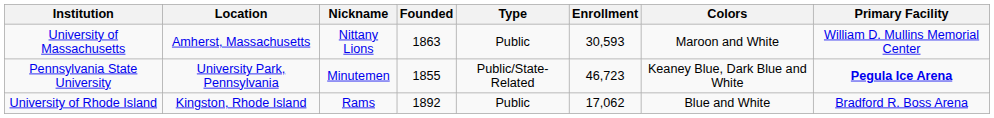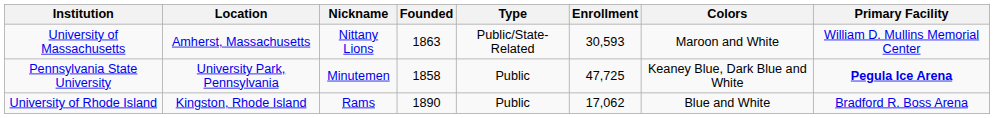(513, 41) Public -> (513, 41) Public/State-Related
(427, 75) 1855 -> (427, 75) 1858
(513, 75) Public/State-Related -> (513, 75) Public
(605, 75) 46,723 -> (605, 75) 47,725
(427, 103) 1892 -> (427, 103) 1890
